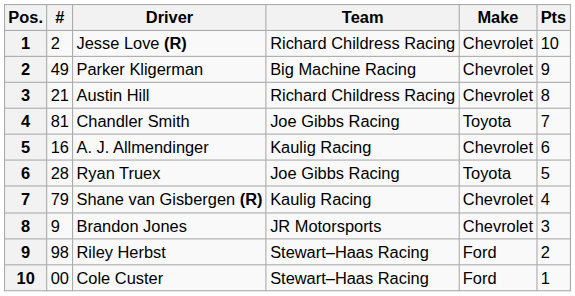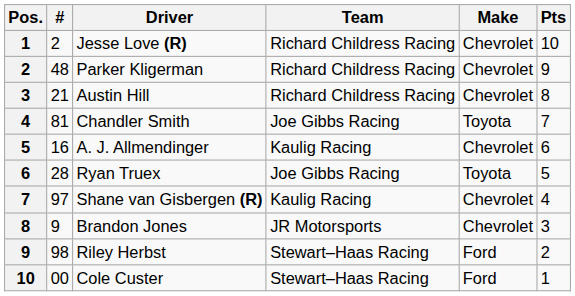(60, 70) 49 -> (60, 70) 48
(343, 70) Big Machine Racing -> (363, 70) Richard Childress Racing
(60, 200) 79 -> (60, 200) 97
